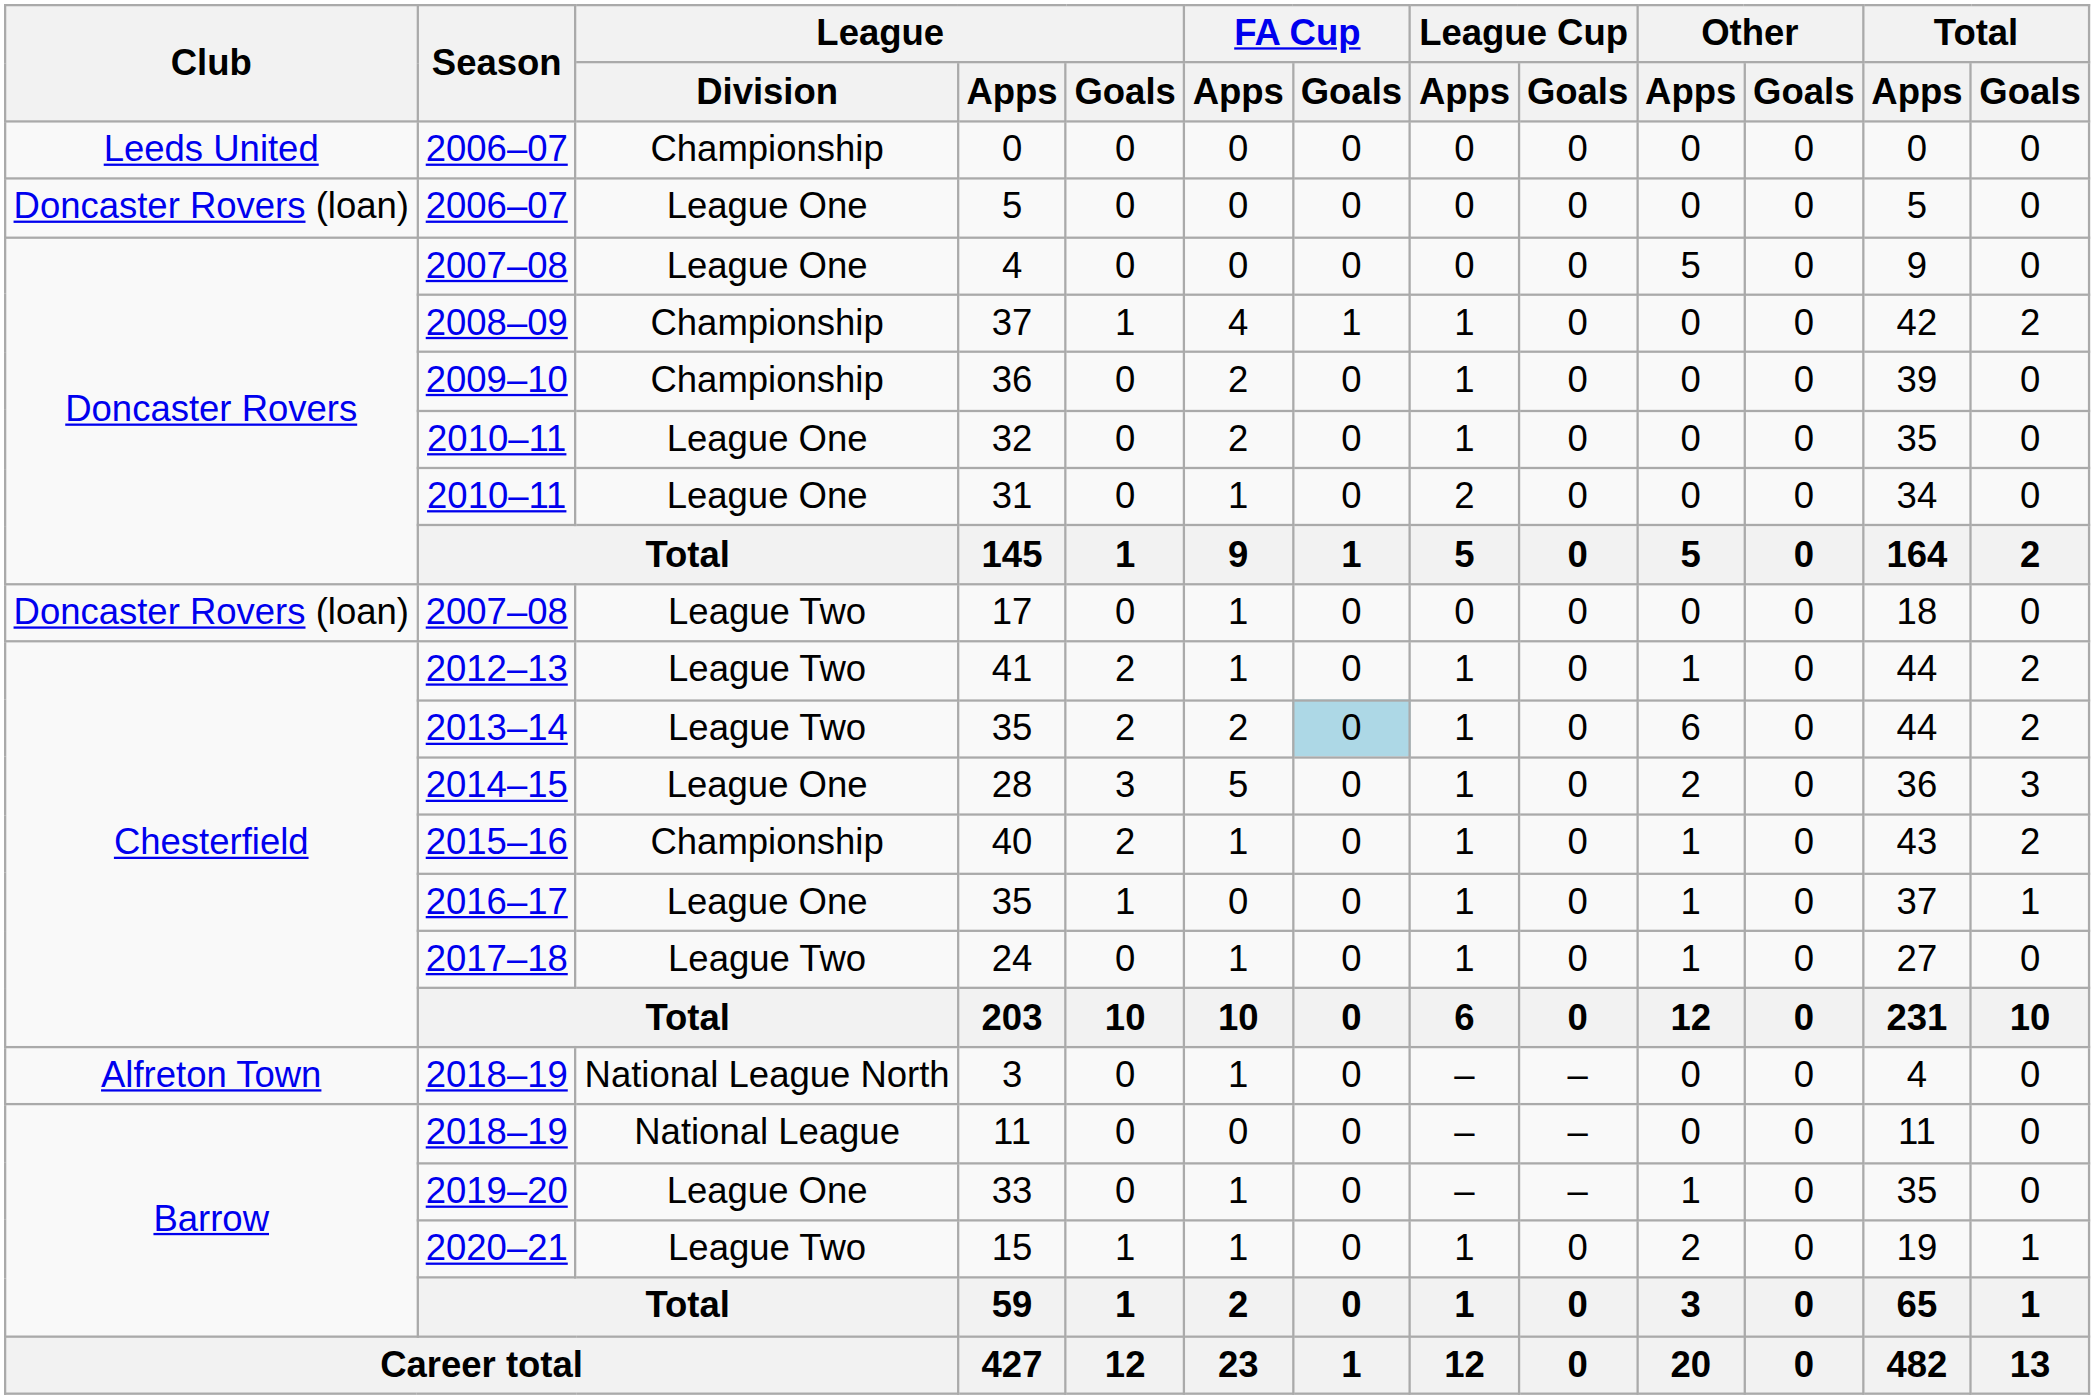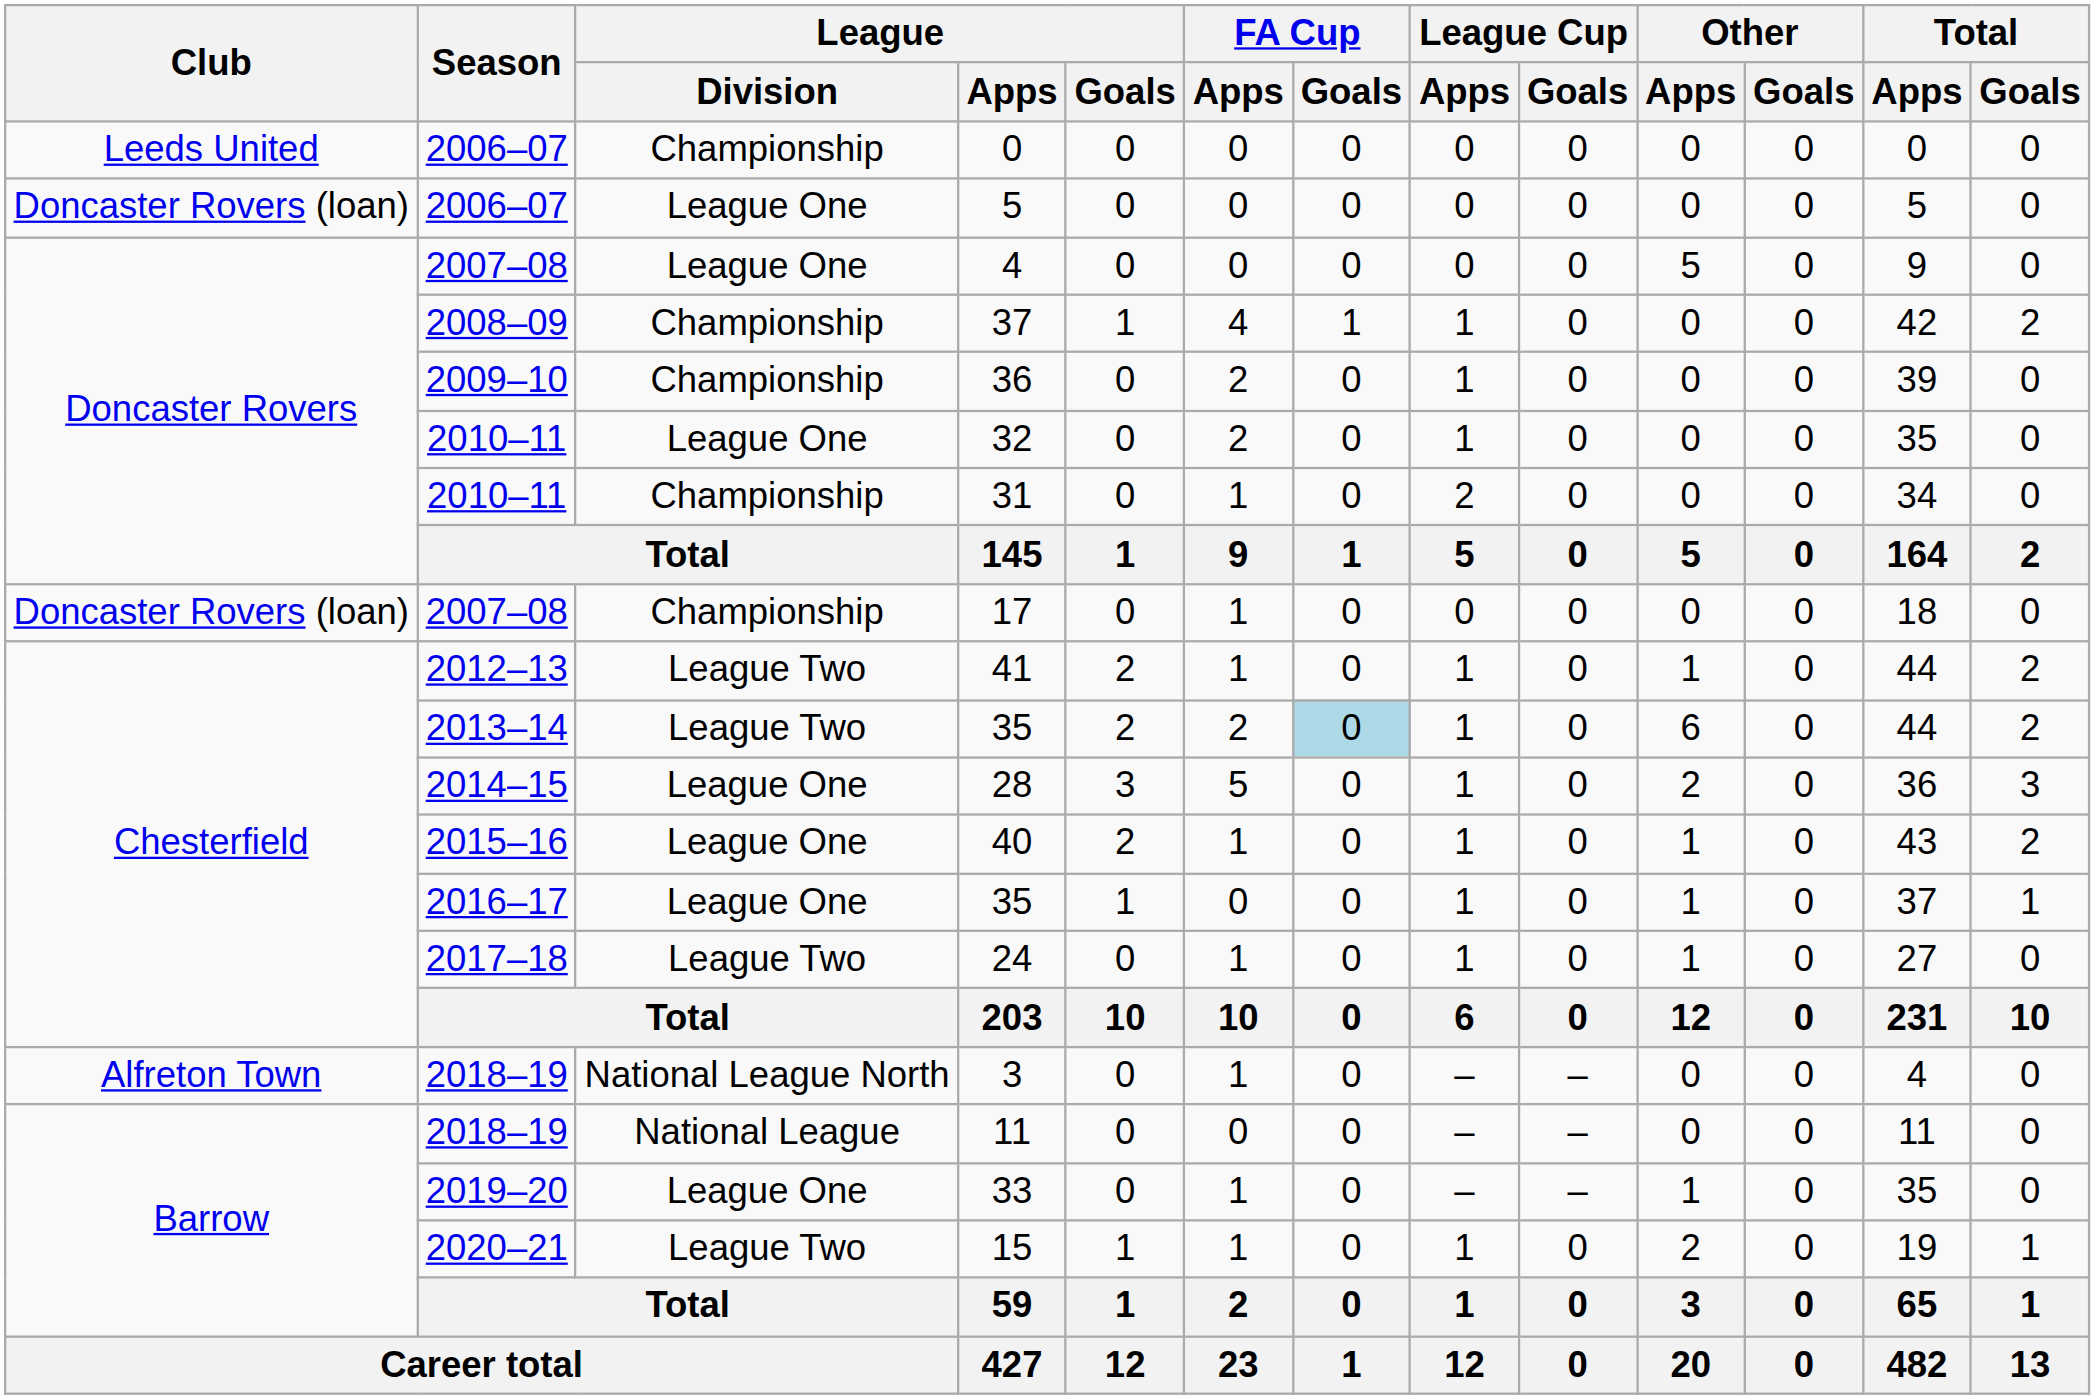(767, 496) League One -> (767, 496) Championship
(767, 611) League Two -> (767, 611) Championship
(767, 843) Championship -> (767, 843) League One
